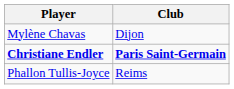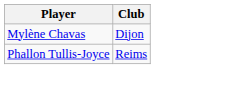- row: (55, 53)
